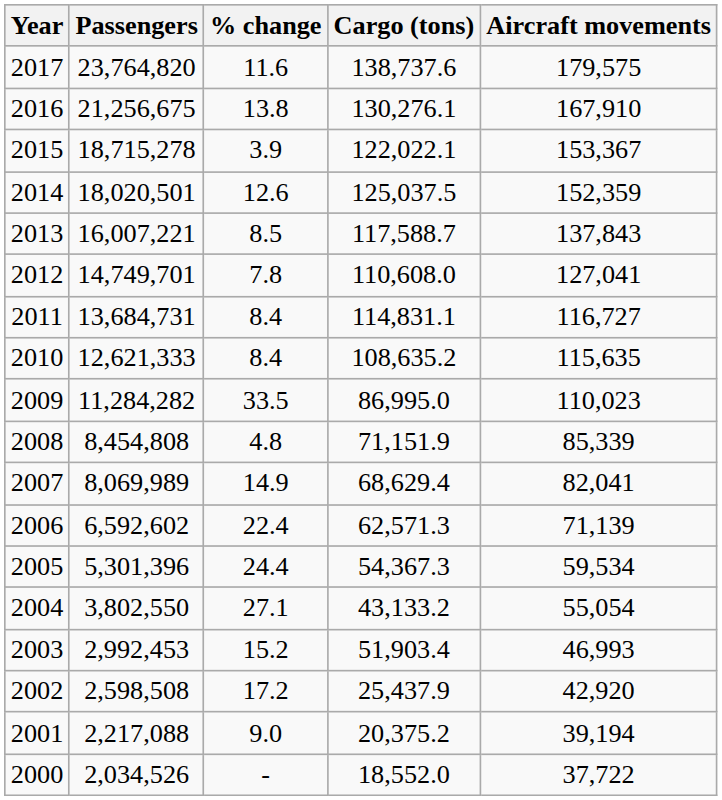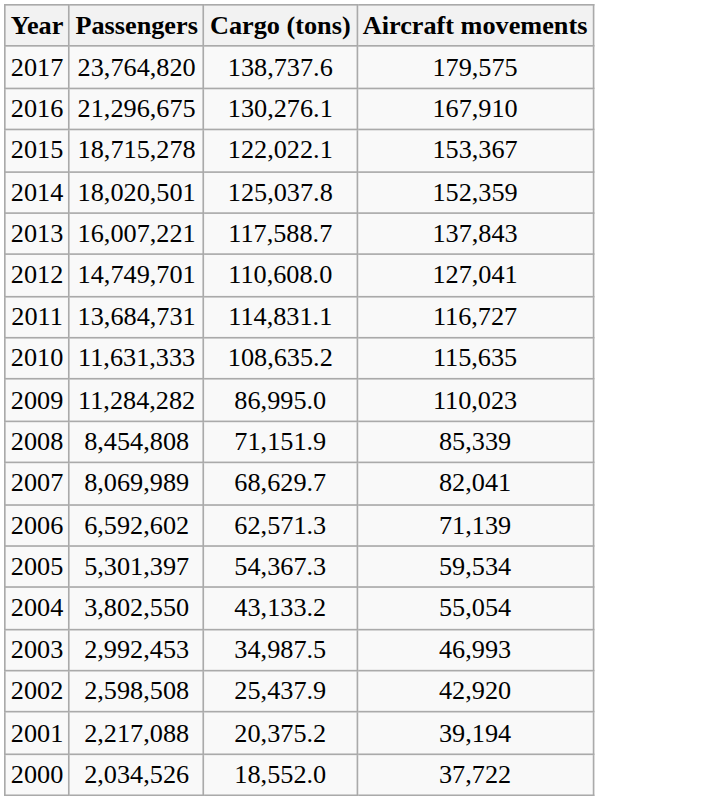- column: (266, 25)
(137, 108) 21,256,675 -> (137, 108) 21,296,675
(404, 191) 125,037.5 -> (280, 191) 125,037.8
(137, 358) 12,621,333 -> (137, 358) 11,631,333
(404, 483) 68,629.4 -> (280, 483) 68,629.7
(137, 566) 5,301,396 -> (137, 566) 5,301,397
(404, 649) 51,903.4 -> (280, 649) 34,987.5
